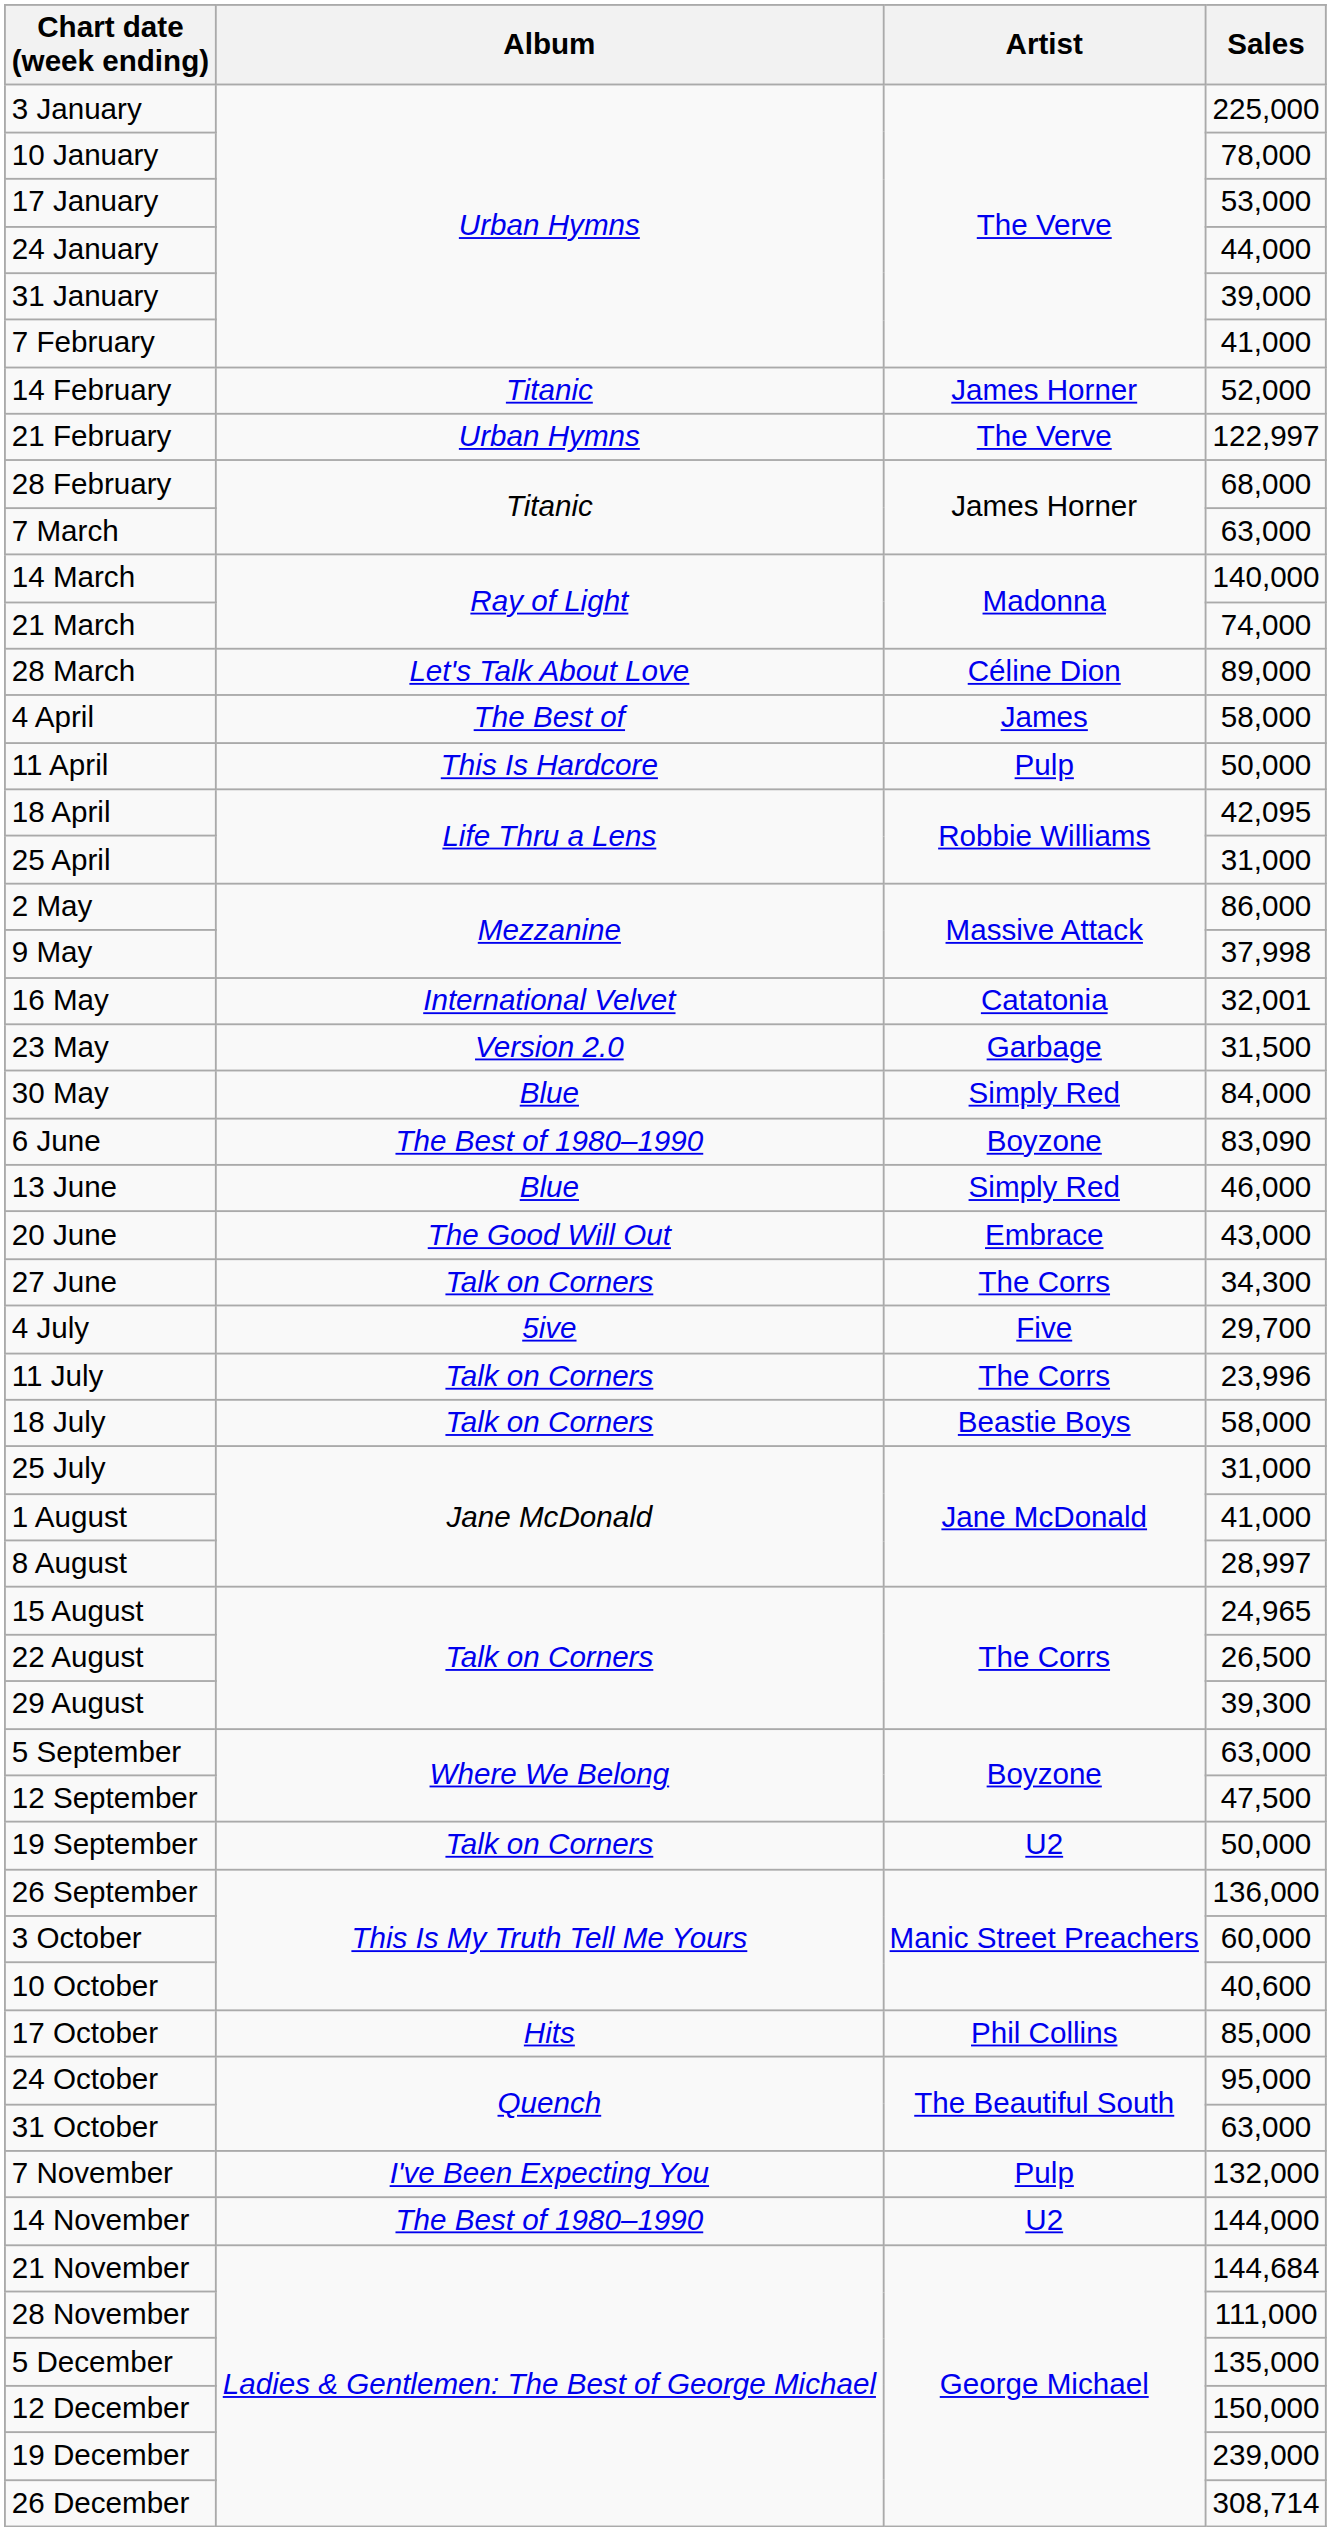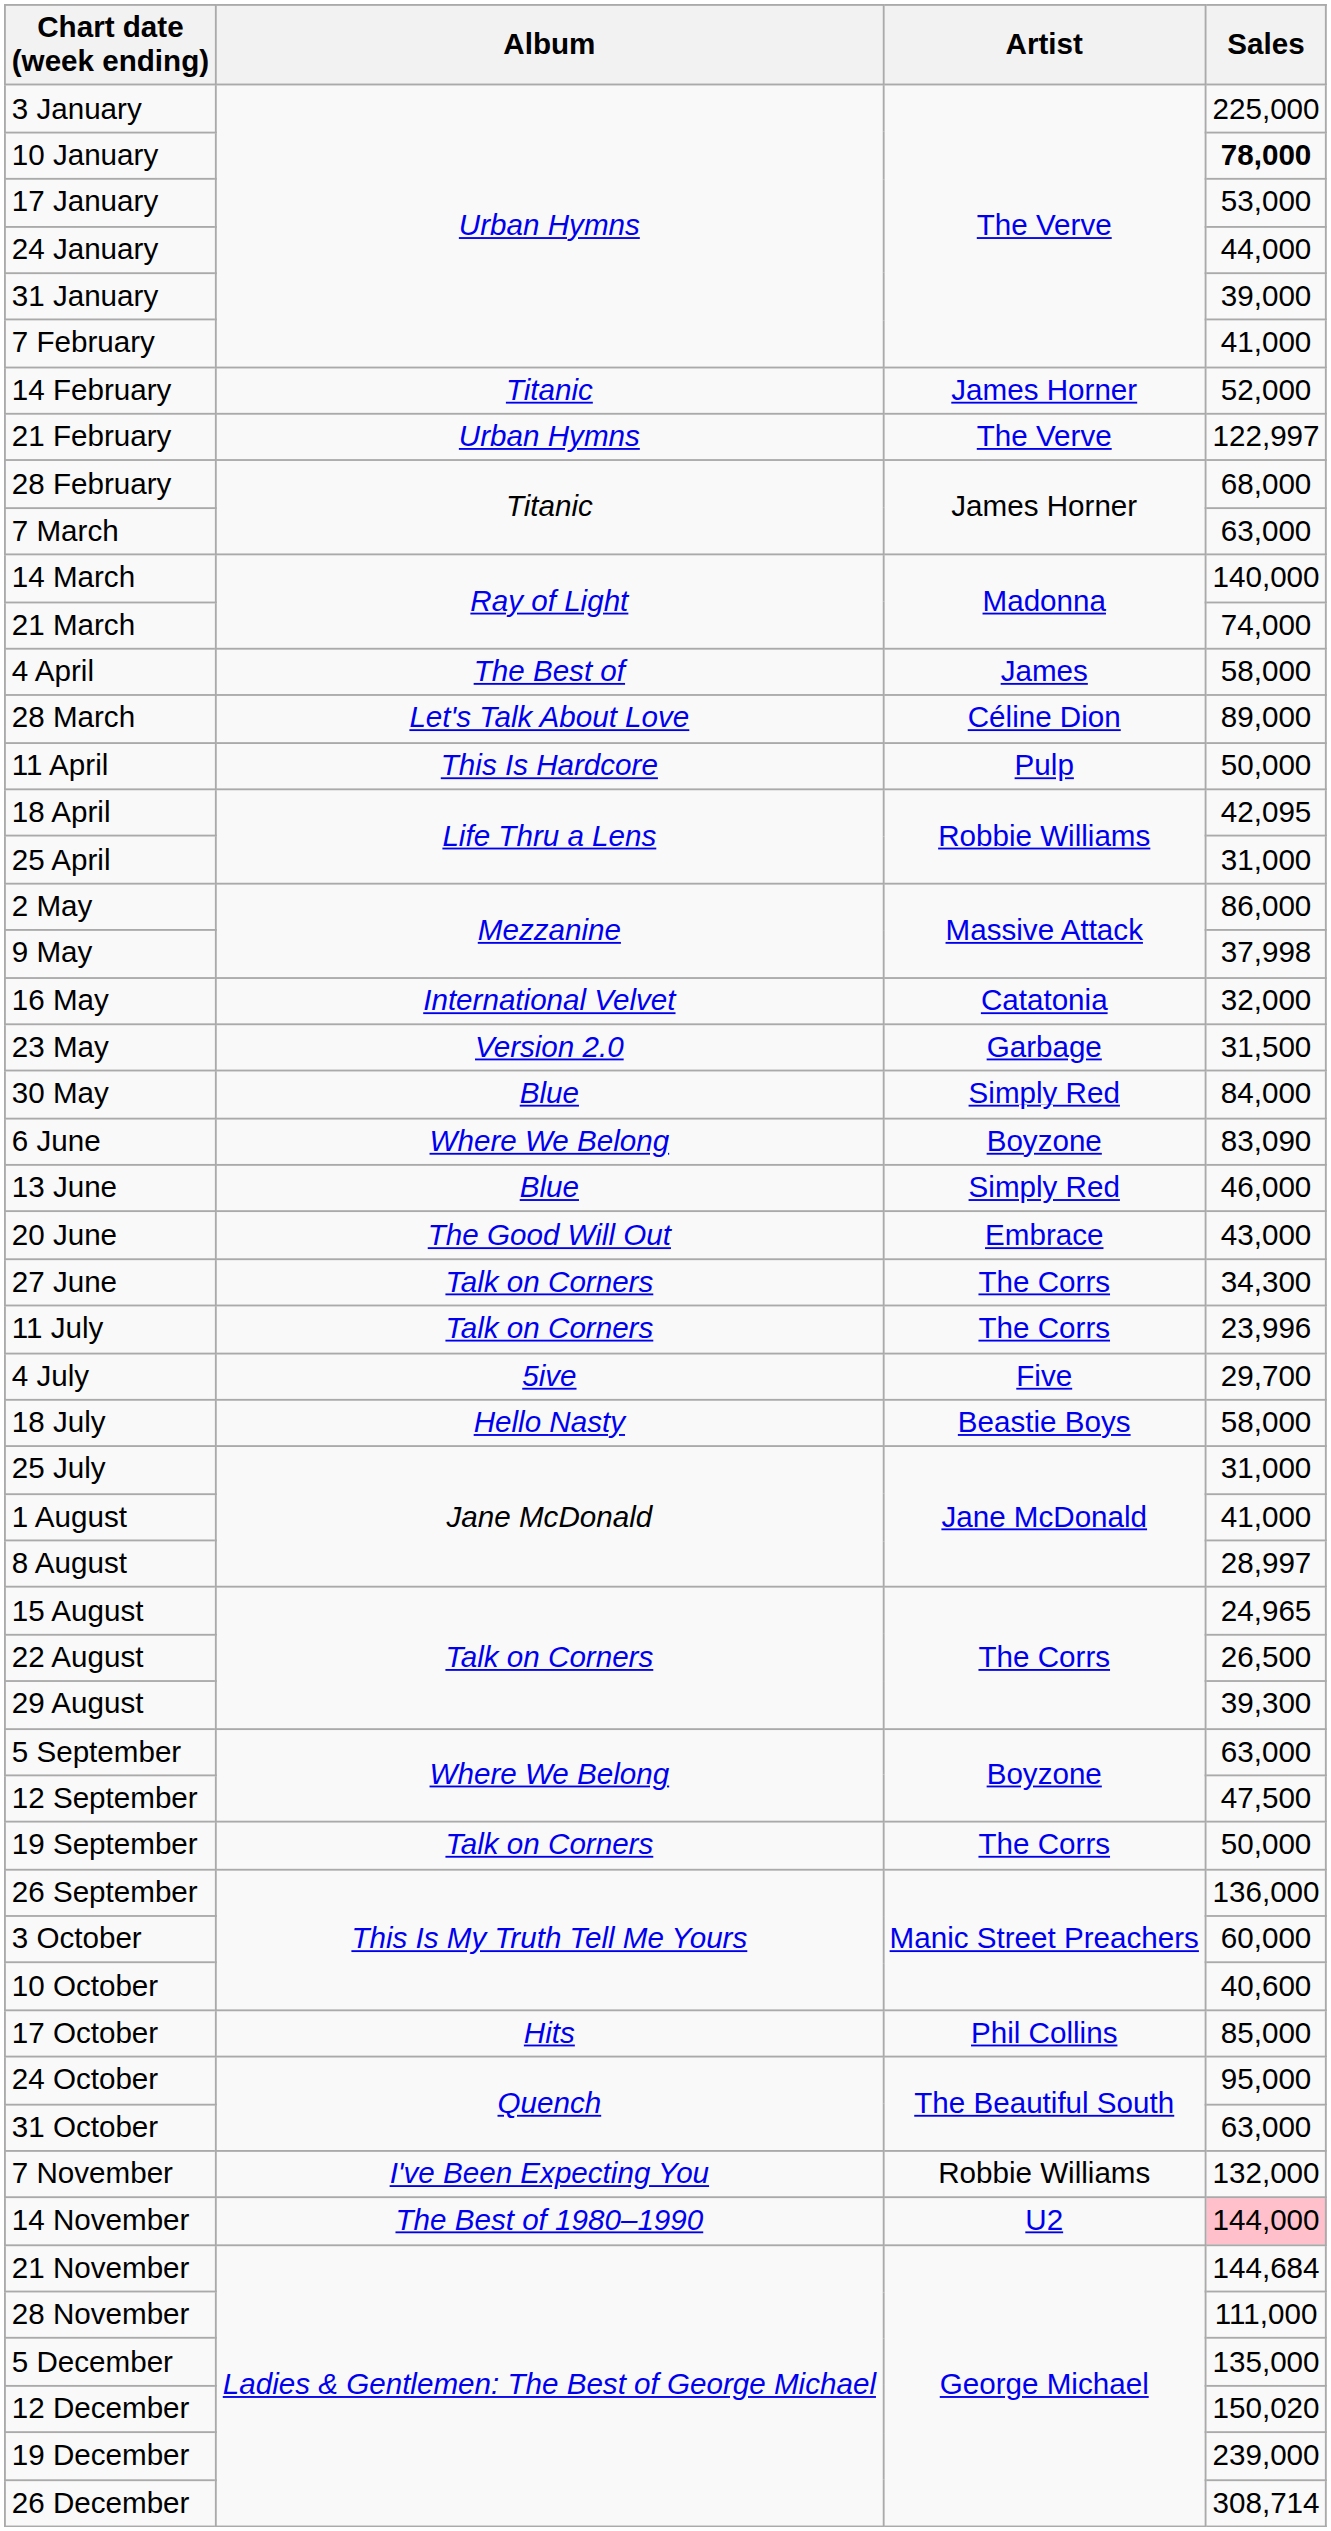(1266, 155) normal -> (1266, 155) bold
rows swapped: (73, 671) <-> (53, 718)
(1266, 1000) 32,001 -> (1266, 1000) 32,000
(549, 1140) The Best of 1980–1990 -> (549, 1140) Where We Belong
rows swapped: (50, 1328) <-> (58, 1375)
(549, 1422) Talk on Corners -> (549, 1422) Hello Nasty
(1044, 1845) U2 -> (1044, 1845) The Corrs
(1044, 2173) Pulp -> (1044, 2173) Robbie Williams
(1266, 2220) no background -> (1266, 2220) pink background
(1266, 2408) 150,000 -> (1266, 2408) 150,020
